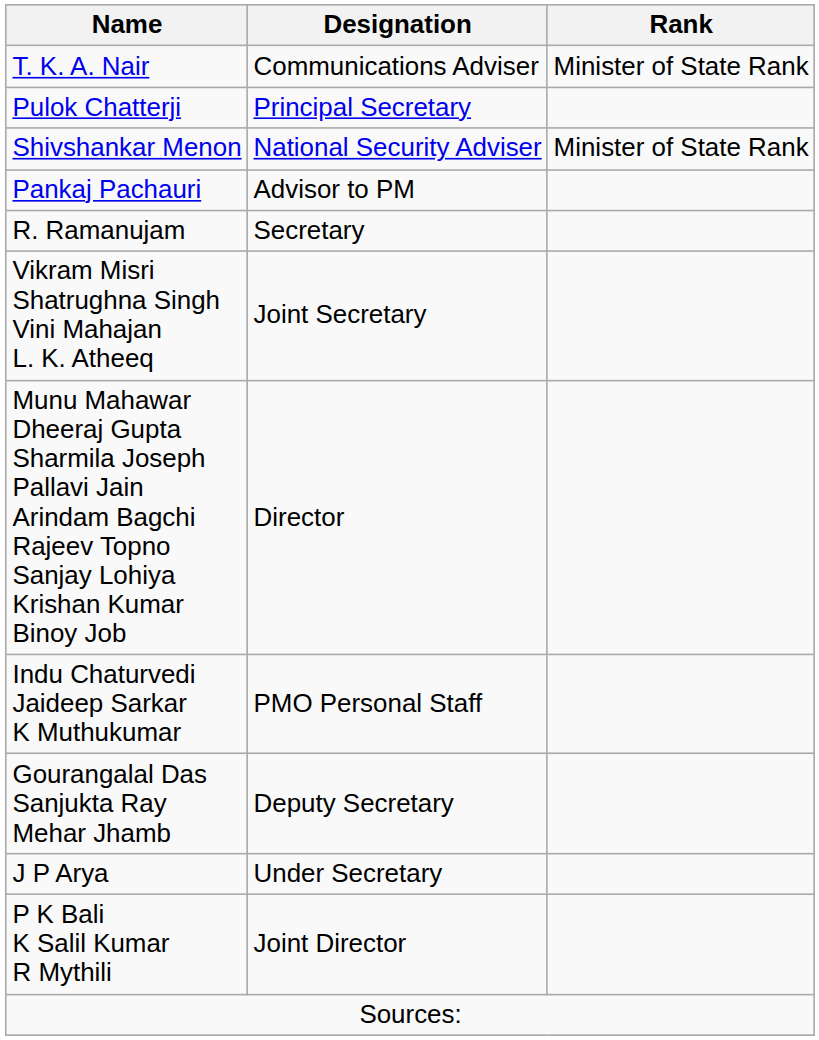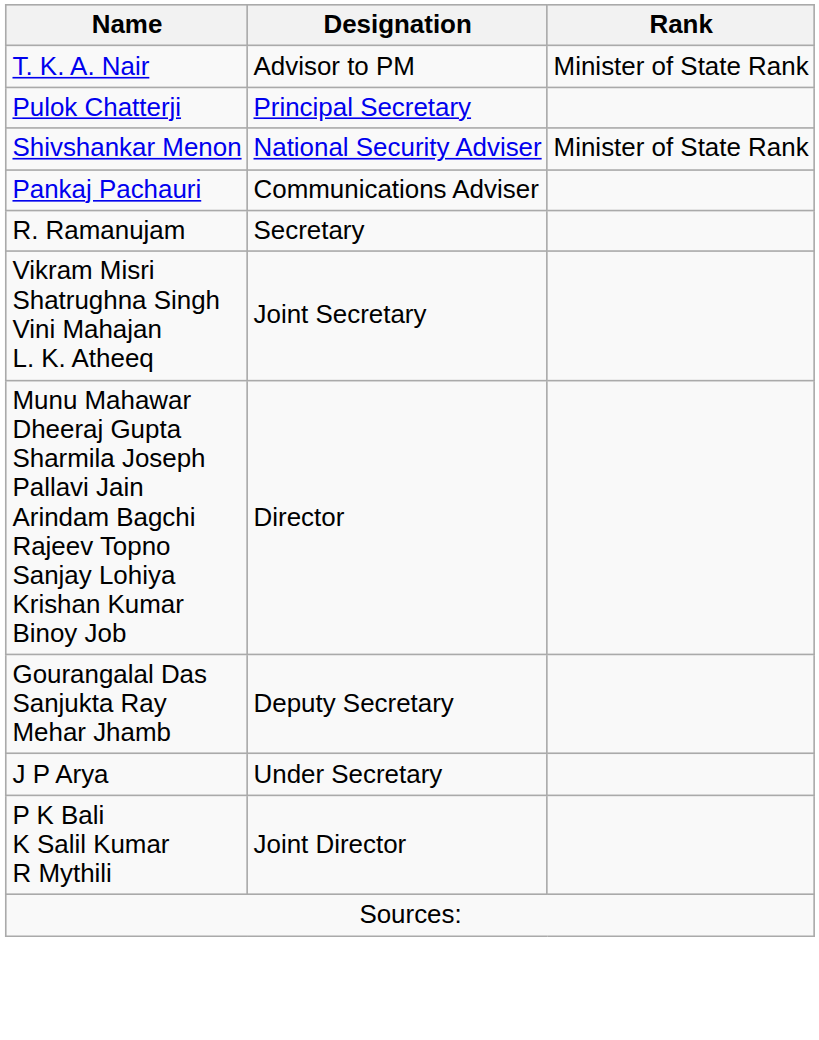(396, 66) Communications Adviser -> (334, 66) Advisor to PM
(334, 189) Advisor to PM -> (396, 189) Communications Adviser
- row: (104, 704)
